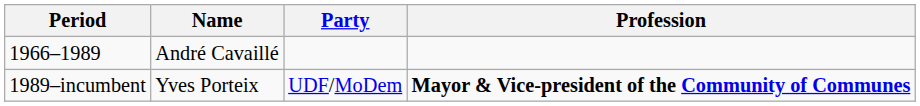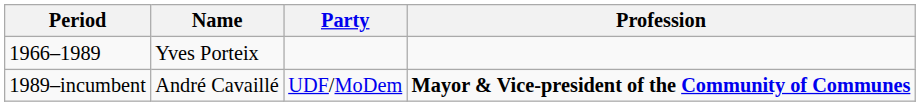(217, 52) André Cavaillé -> (207, 52) Yves Porteix
(207, 85) Yves Porteix -> (217, 85) André Cavaillé
